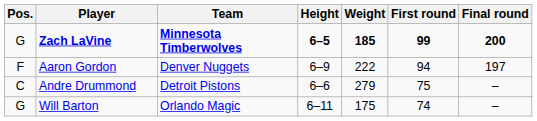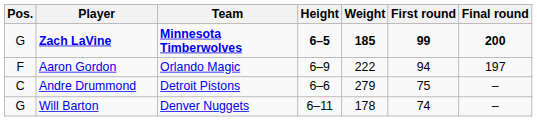(205, 67) Denver Nuggets -> (200, 67) Orlando Magic
(200, 106) Orlando Magic -> (205, 106) Denver Nuggets
(365, 106) 175 -> (365, 106) 178
